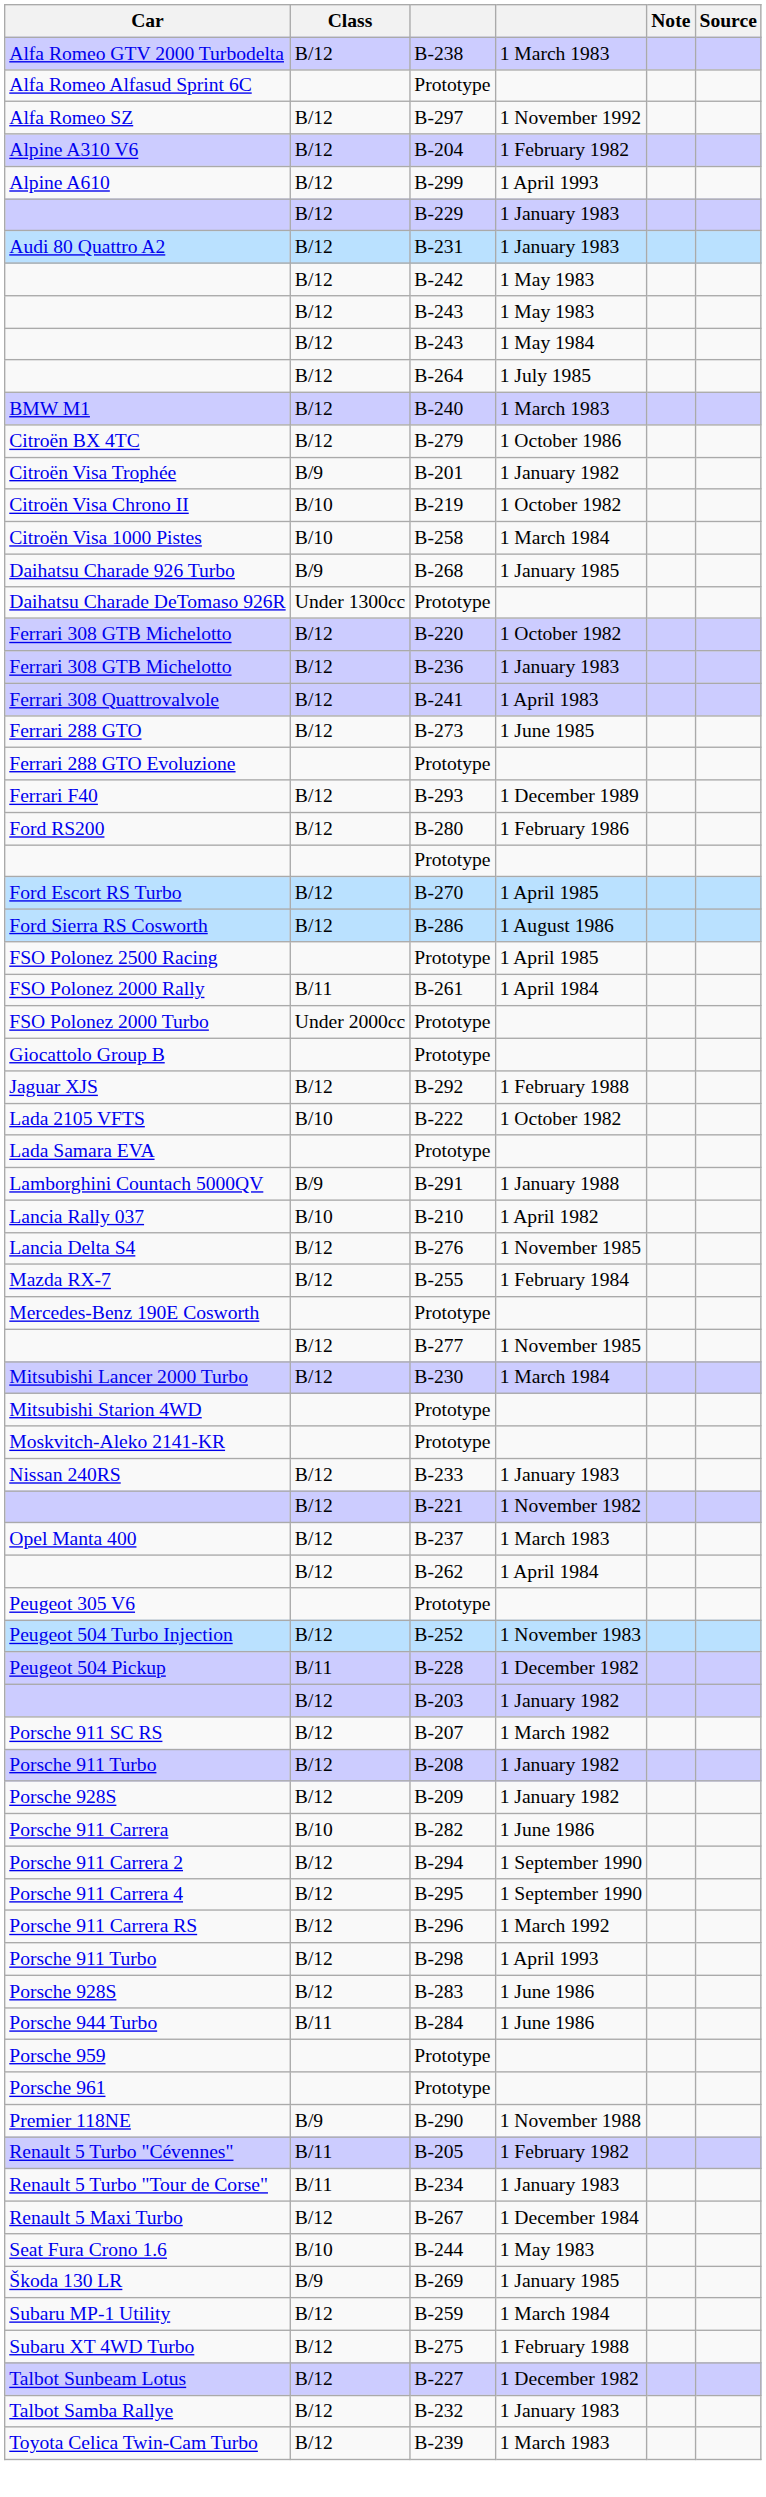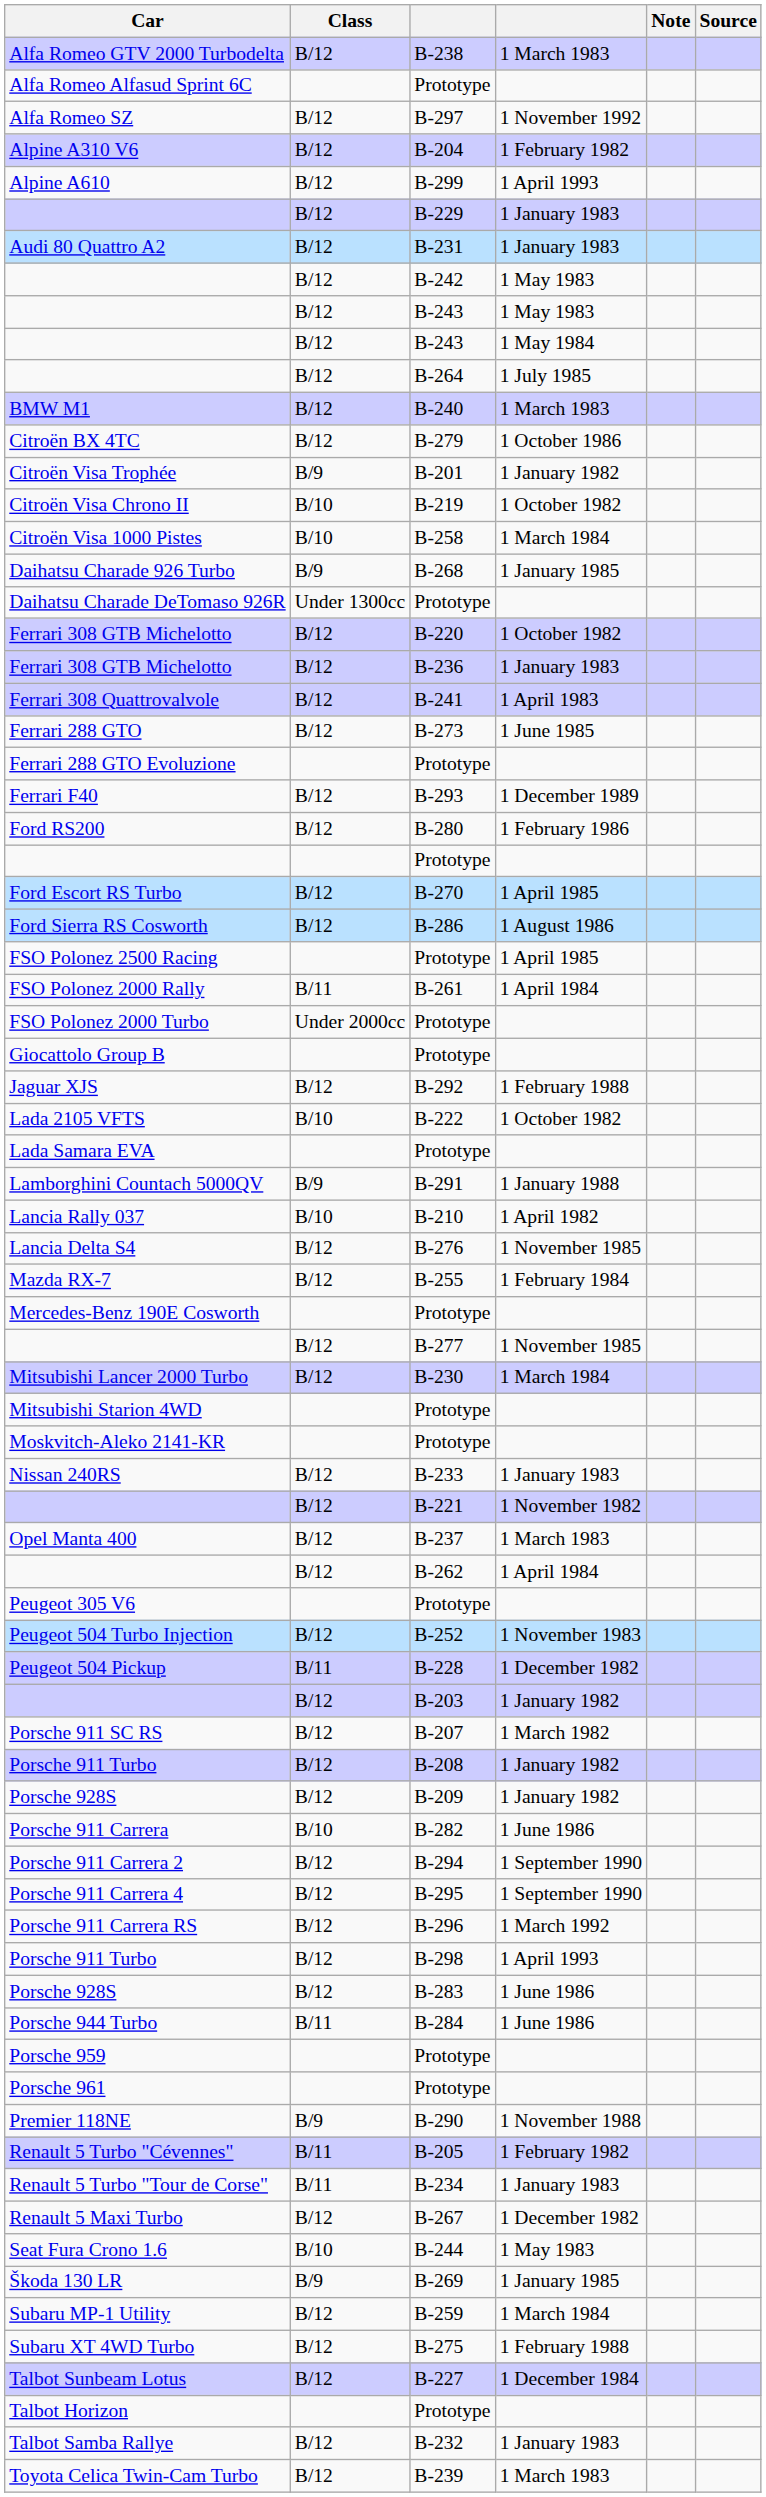(569, 2217) 1 December 1984 -> (569, 2217) 1 December 1982
(569, 2378) 1 December 1982 -> (569, 2378) 1 December 1984
+ row: (69, 2411)
